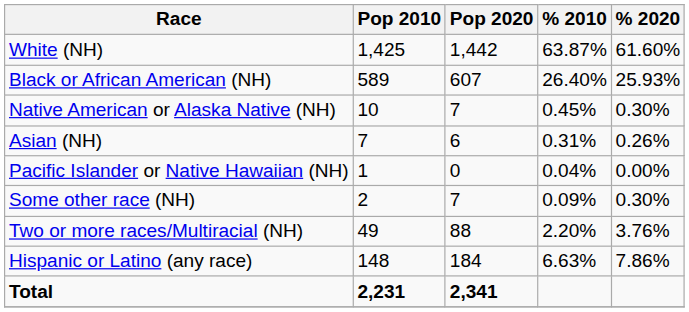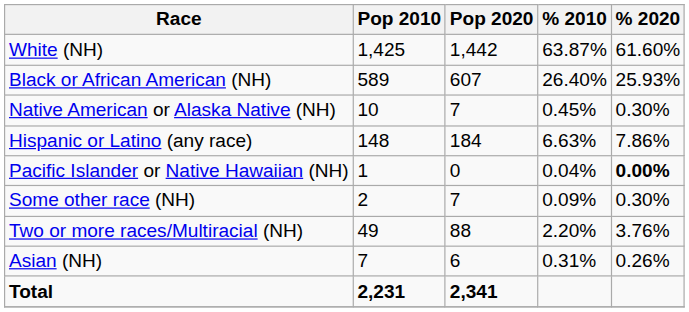rows swapped: (56, 140) <-> (131, 261)
(643, 170) normal -> (643, 170) bold
